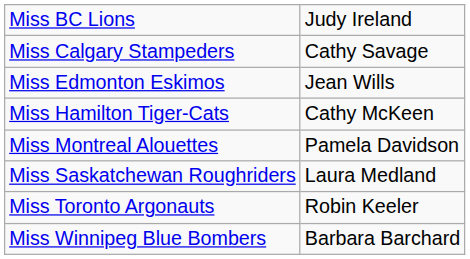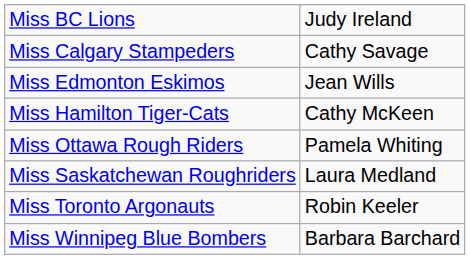- row: (114, 144)
+ row: (126, 144)
